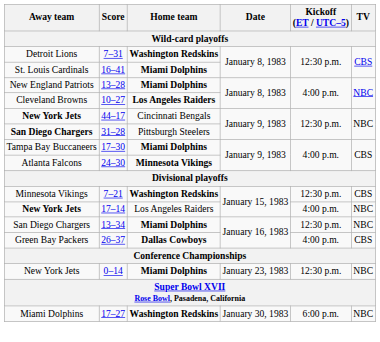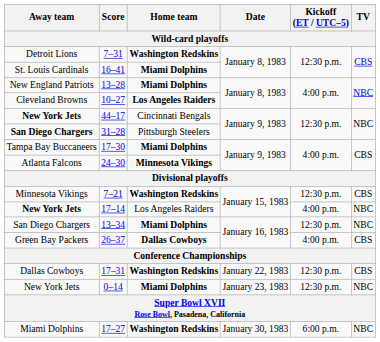+ row: (113, 271)
